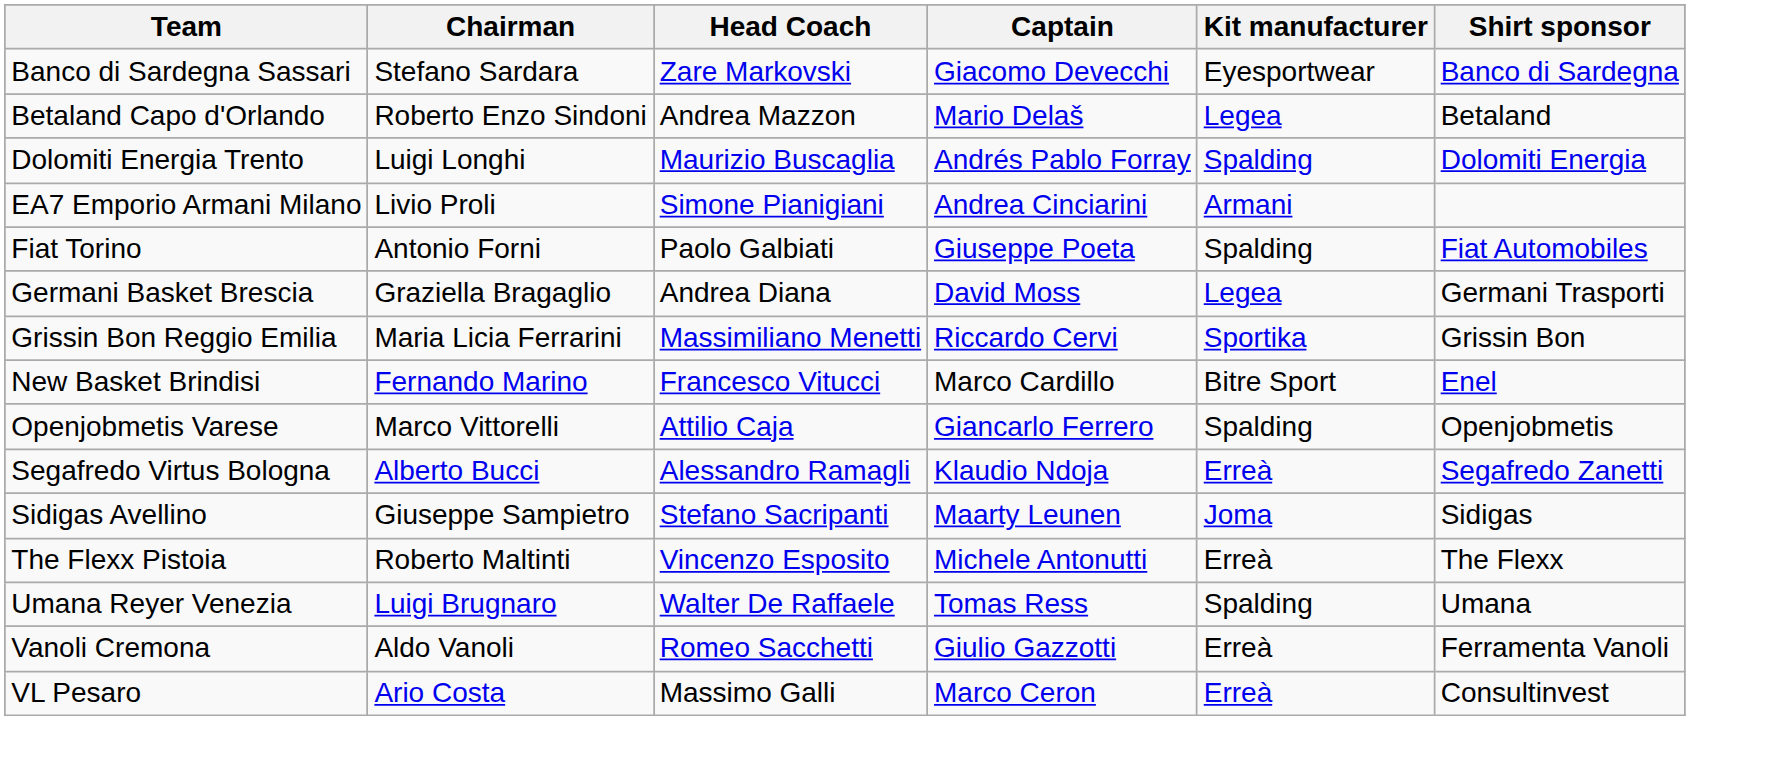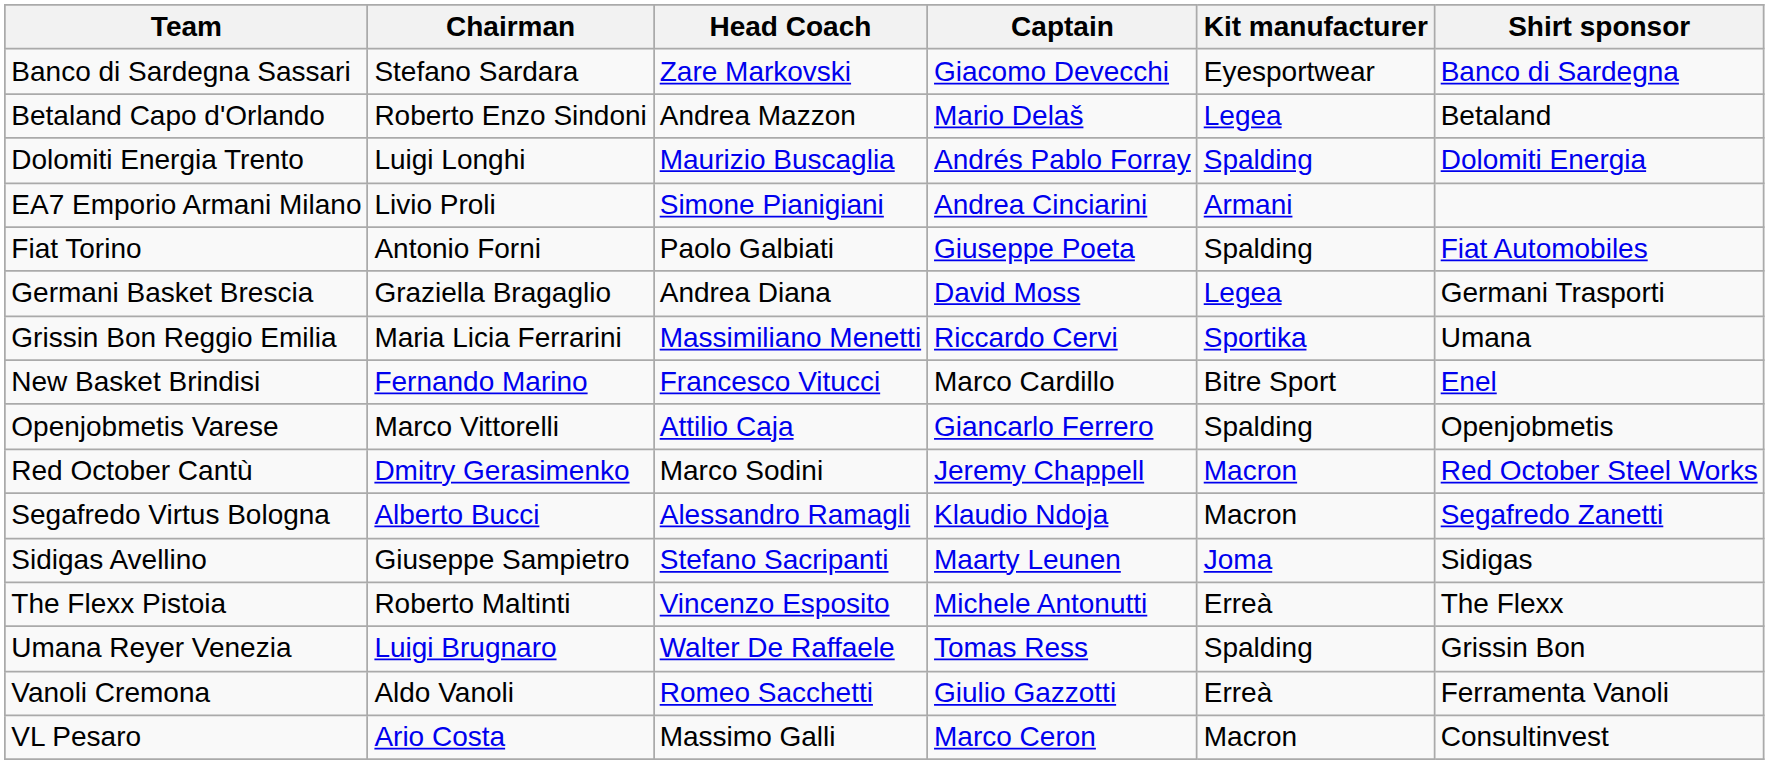(1513, 337) Grissin Bon -> (1486, 337) Umana
+ row: (132, 470)
(1238, 470) Erreà -> (1250, 515) Macron
(1486, 603) Umana -> (1513, 648) Grissin Bon
(1238, 692) Erreà -> (1250, 737) Macron
